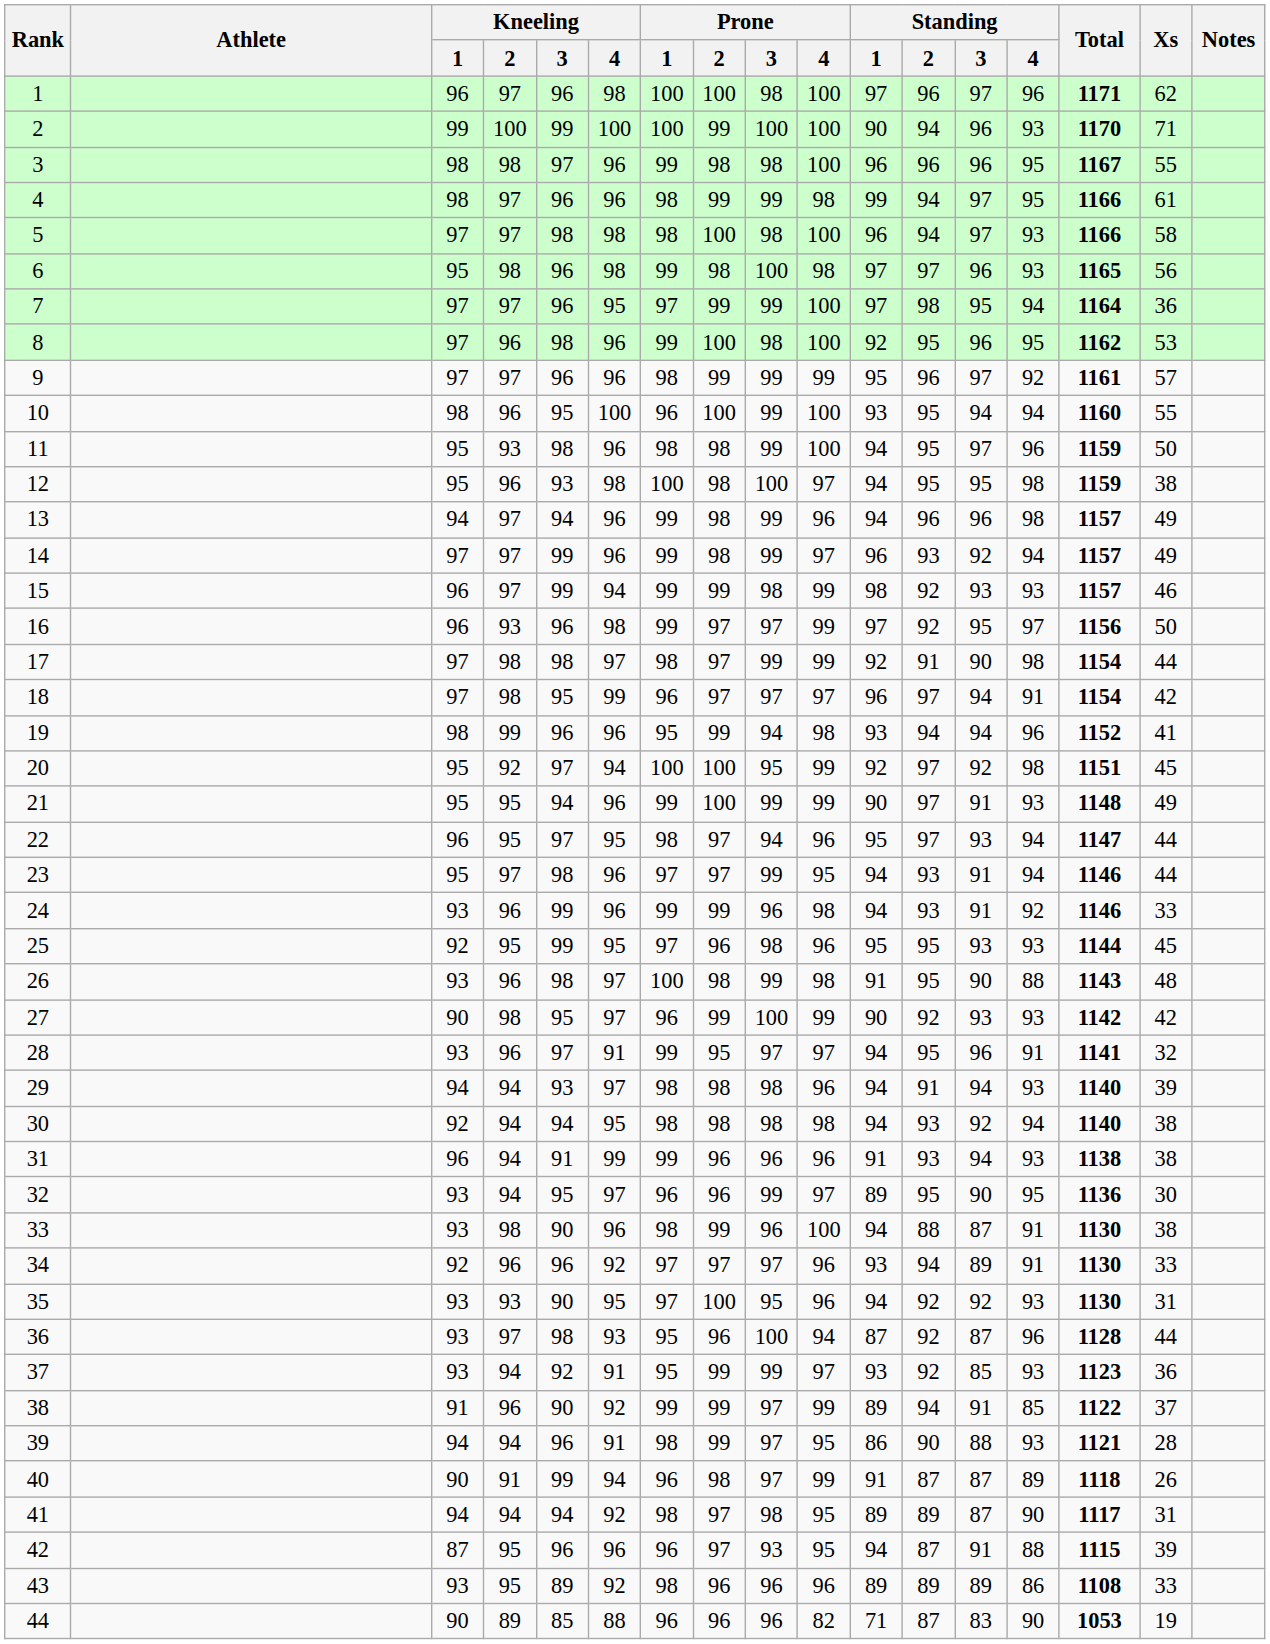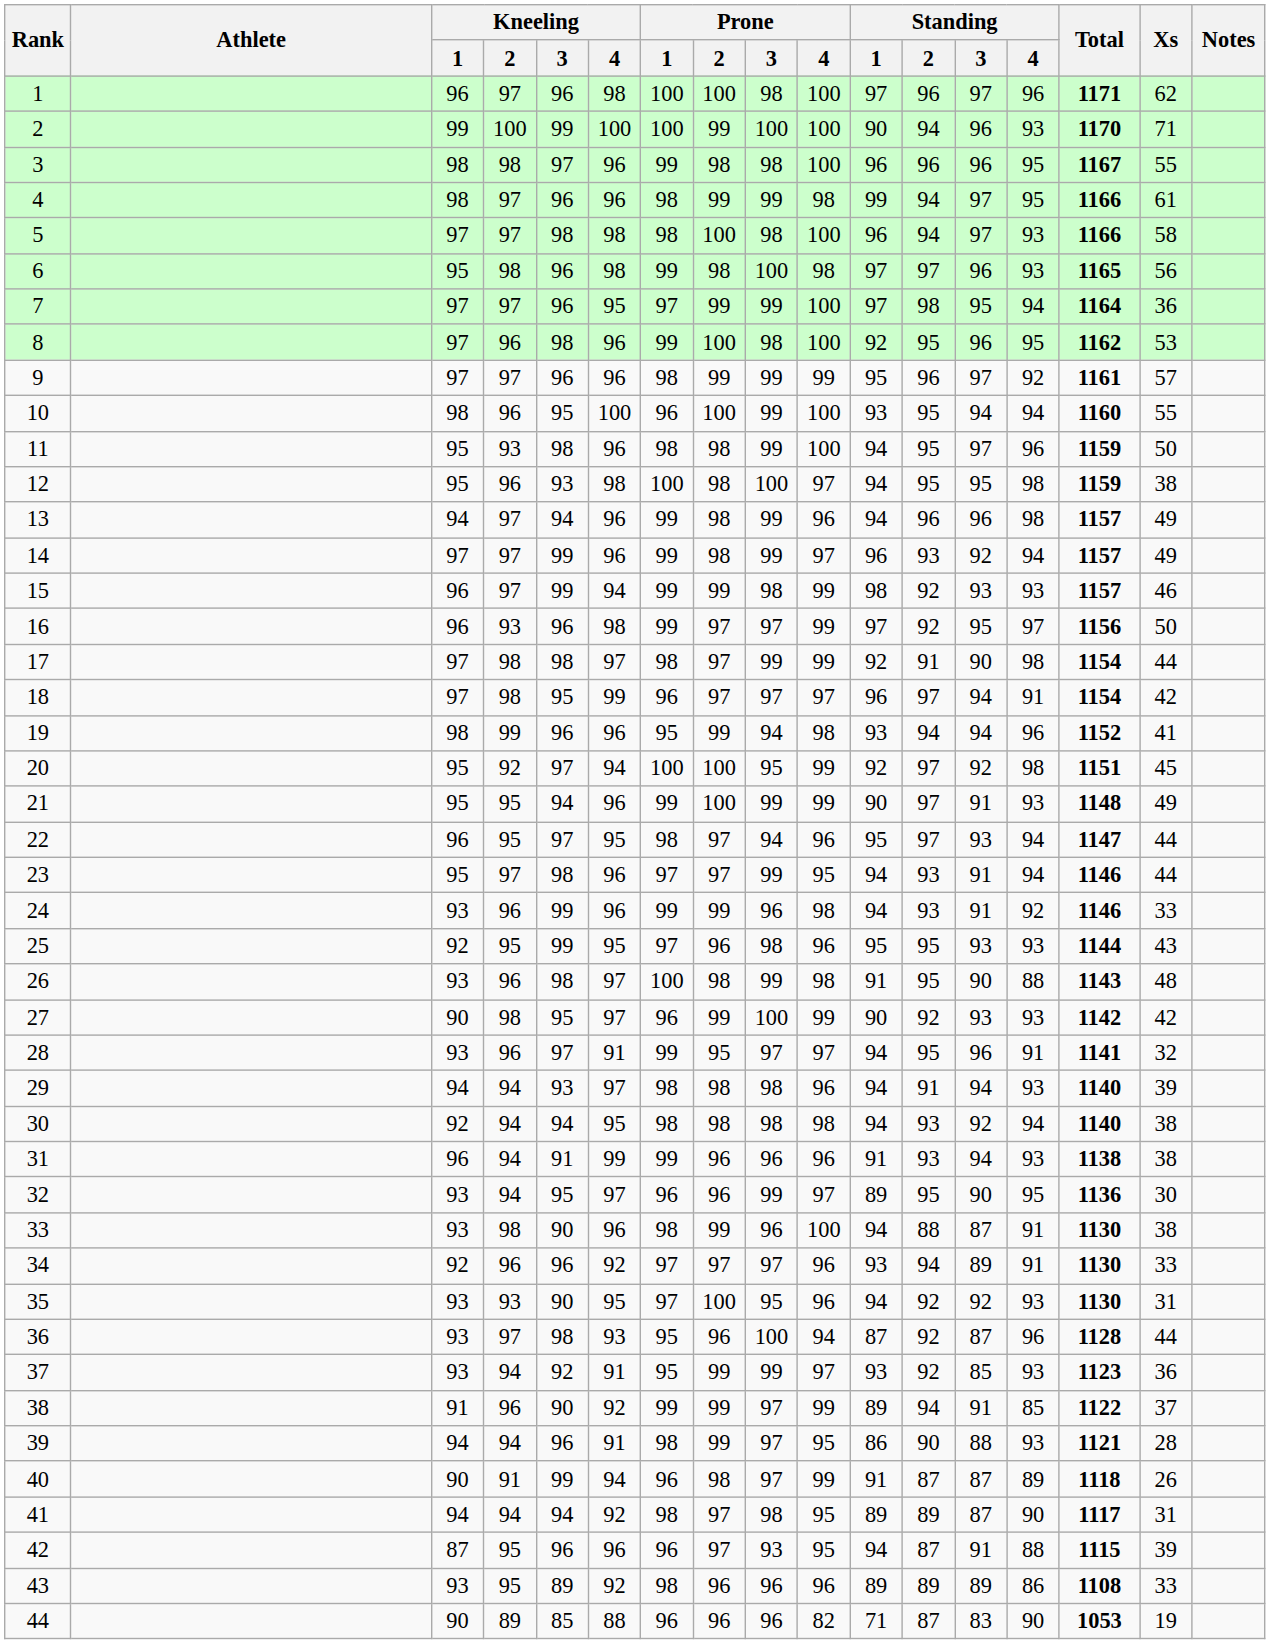(1166, 945) 45 -> (1166, 945) 43
